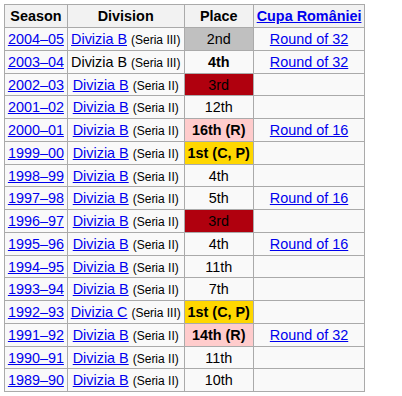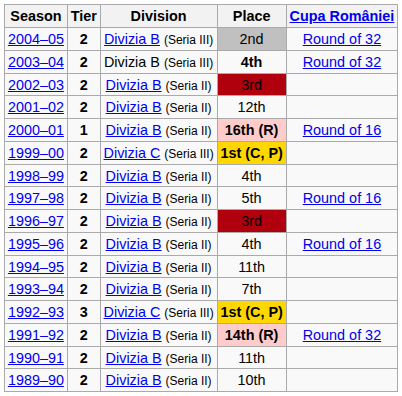+ column: (84, 16)
(126, 153) Divizia B (Seria II) -> (159, 153) Divizia C (Seria III)
